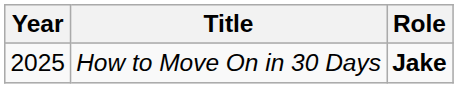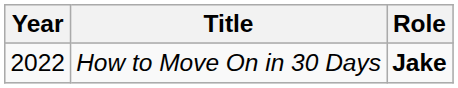(38, 62) 2025 -> (38, 62) 2022
